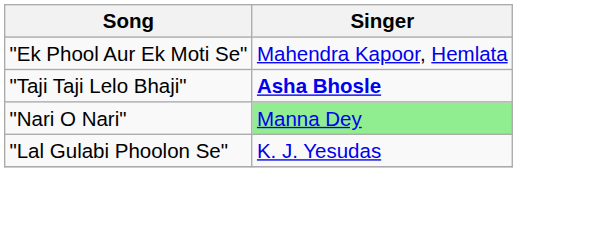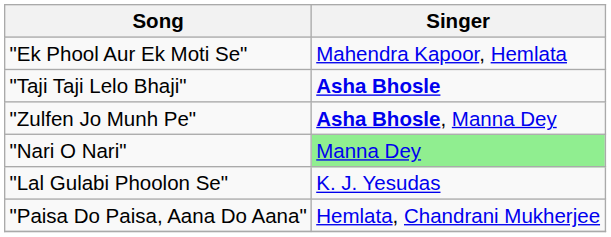+ row: (103, 119)
+ row: (158, 216)
